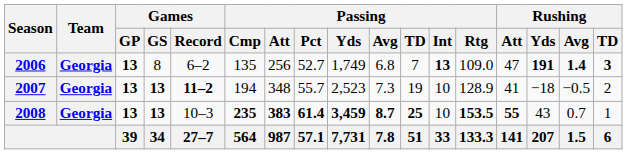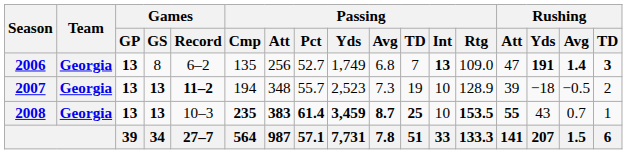(512, 88) 41 -> (512, 88) 39
